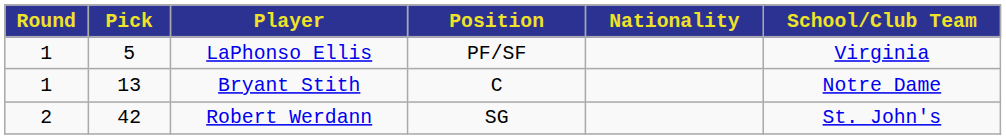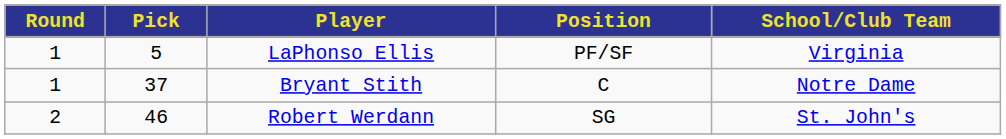- column: (674, 21)
(129, 85) 13 -> (156, 85) 37
(129, 117) 42 -> (156, 117) 46
